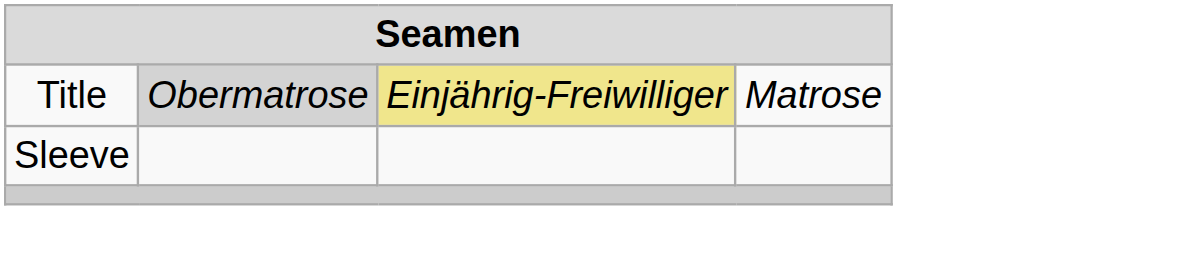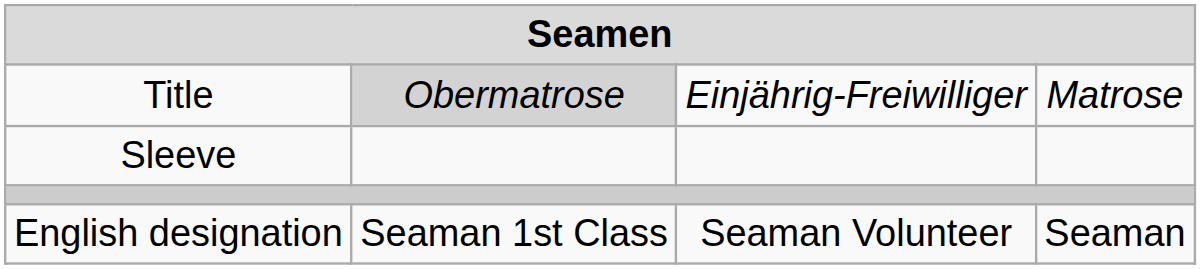(557, 94) khaki background -> (856, 94) no background
+ row: (178, 232)
